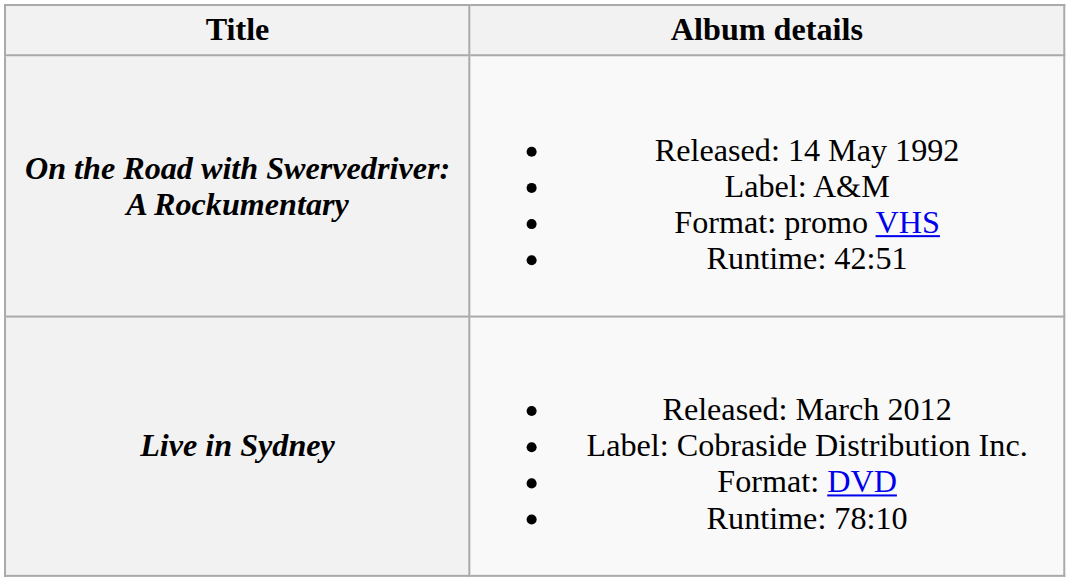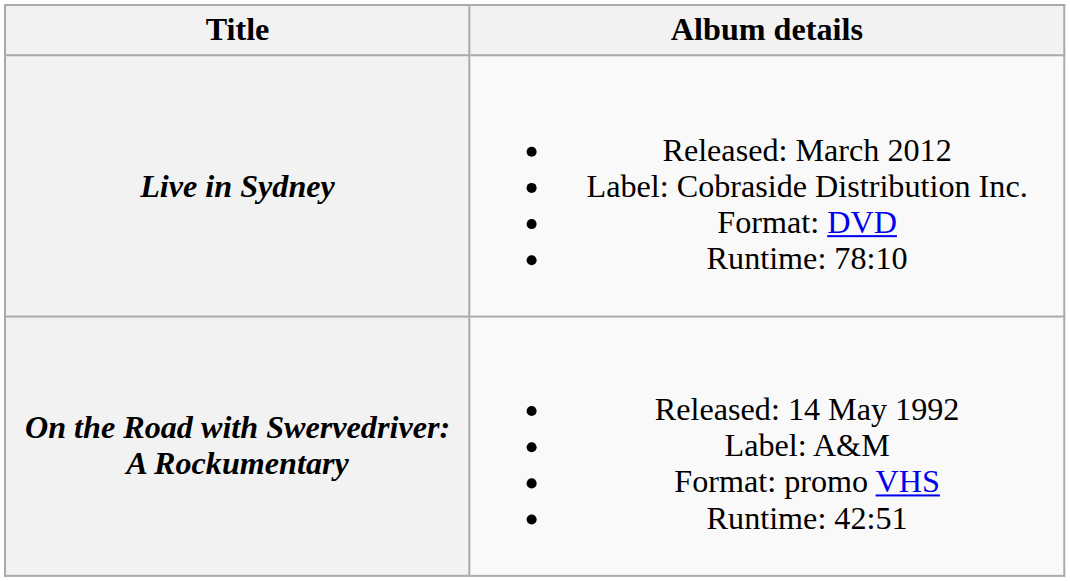rows swapped: (238, 185) <-> (238, 445)
